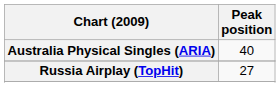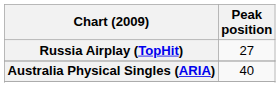rows swapped: (111, 50) <-> (111, 71)
